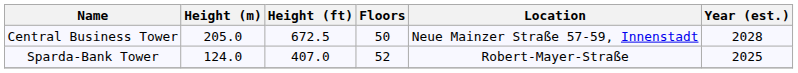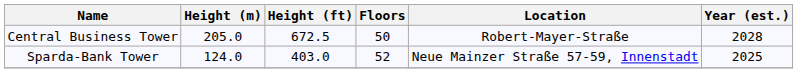(555, 36) Neue Mainzer Straße 57-59, Innenstadt -> (555, 36) Robert-Mayer-Straße
(310, 57) 407.0 -> (310, 57) 403.0
(555, 57) Robert-Mayer-Straße -> (555, 57) Neue Mainzer Straße 57-59, Innenstadt
